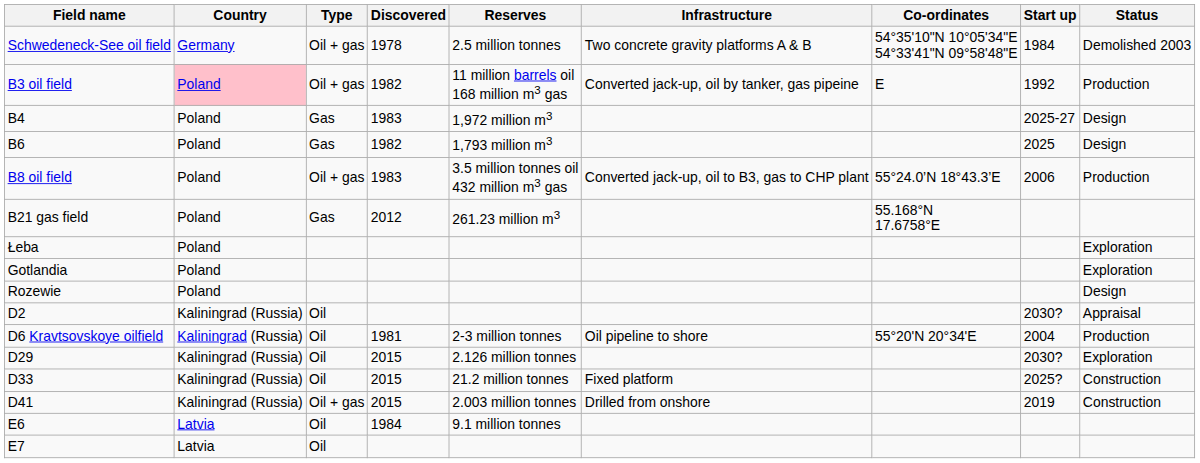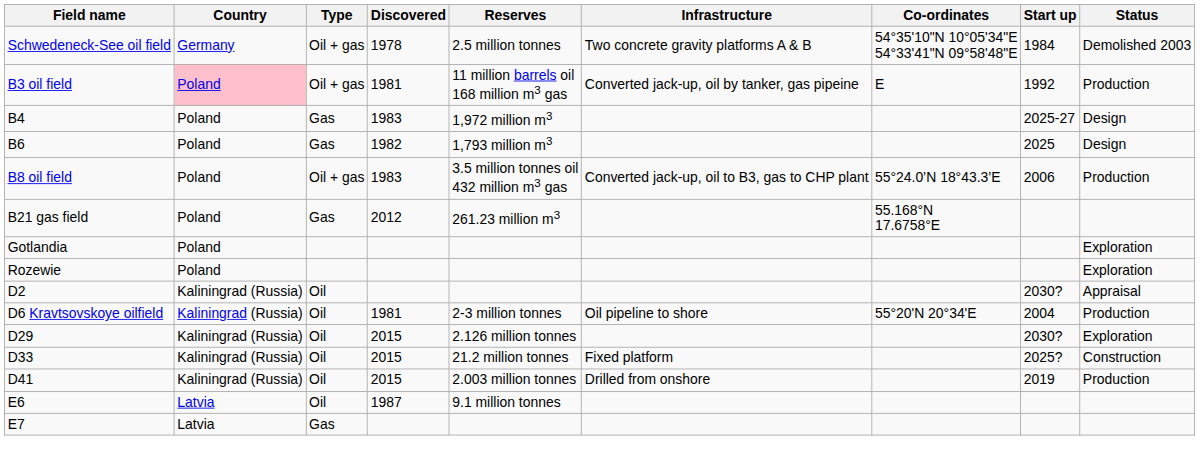(386, 85) 1982 -> (386, 85) 1981
- row: (23, 247)
(1105, 291) Design -> (1118, 269) Exploration
(337, 402) Oil + gas -> (318, 380) Oil
(1122, 402) Construction -> (1116, 380) Production
(386, 424) 1984 -> (386, 402) 1987
(318, 446) Oil -> (322, 424) Gas
